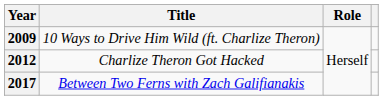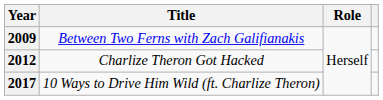(181, 38) 10 Ways to Drive Him Wild (ft. Charlize Theron) -> (181, 38) Between Two Ferns with Zach Galifianakis
(181, 83) Between Two Ferns with Zach Galifianakis -> (181, 83) 10 Ways to Drive Him Wild (ft. Charlize Theron)
